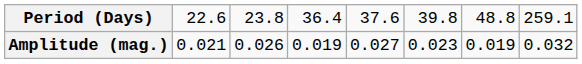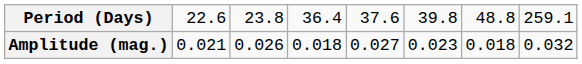(317, 45) 0.019 -> (317, 45) 0.018
(491, 45) 0.019 -> (491, 45) 0.018
